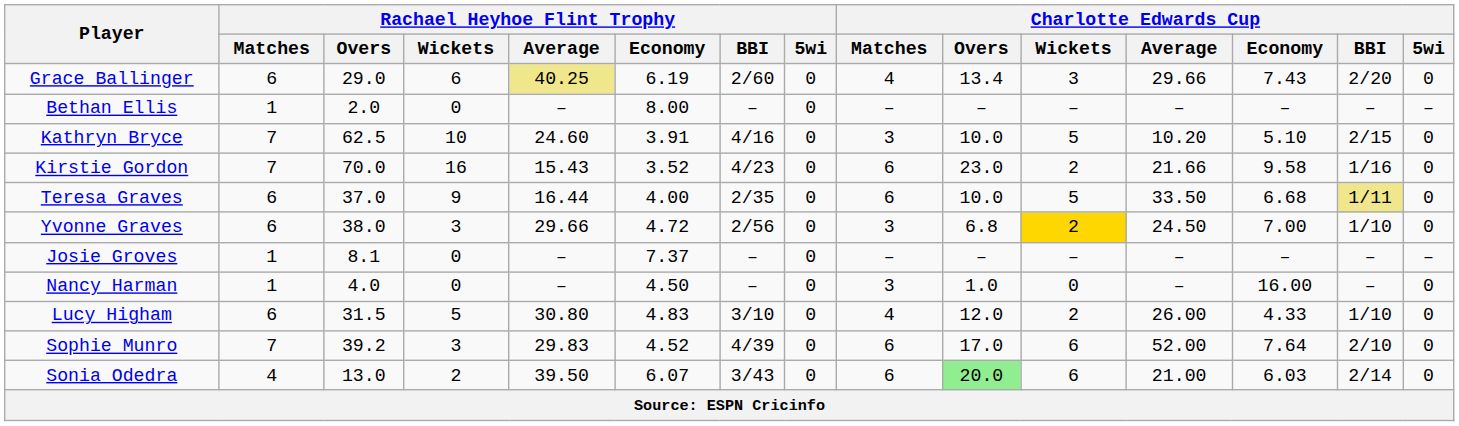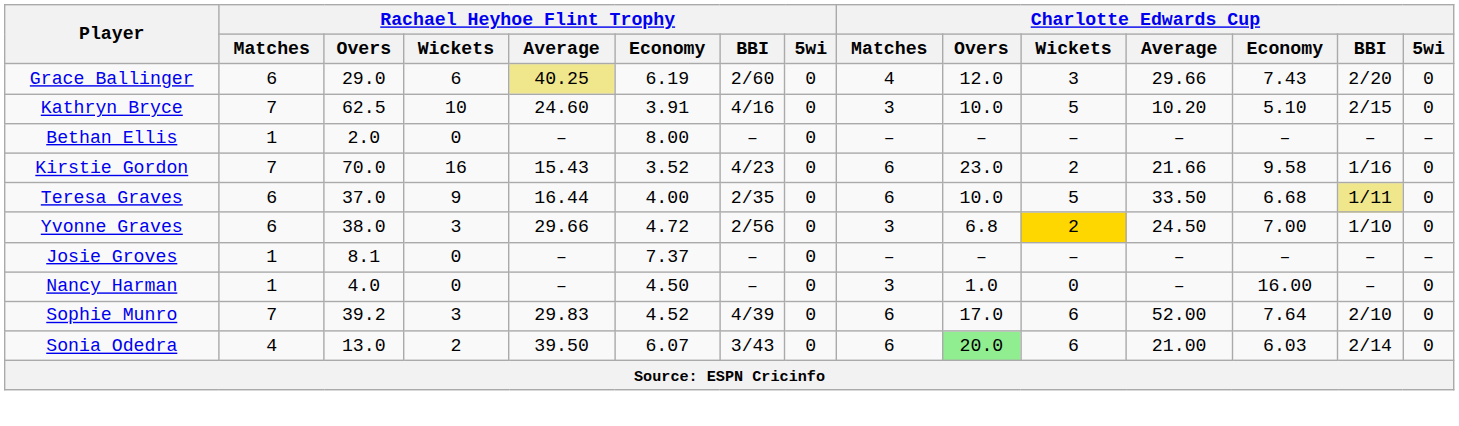(981, 79) 13.4 -> (981, 79) 12.0
rows swapped: (112, 138) <-> (112, 109)
- row: (112, 316)
